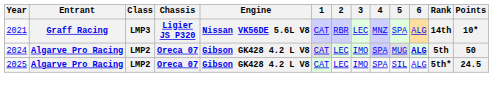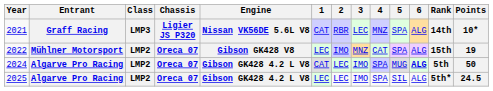+ row: (17, 50)
(322, 64) CAT -> (322, 79) LEC
